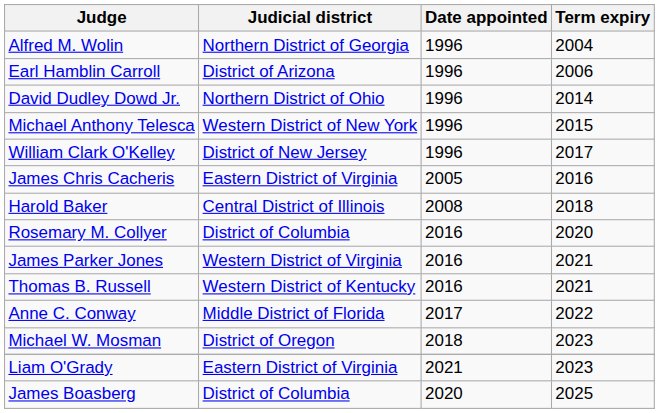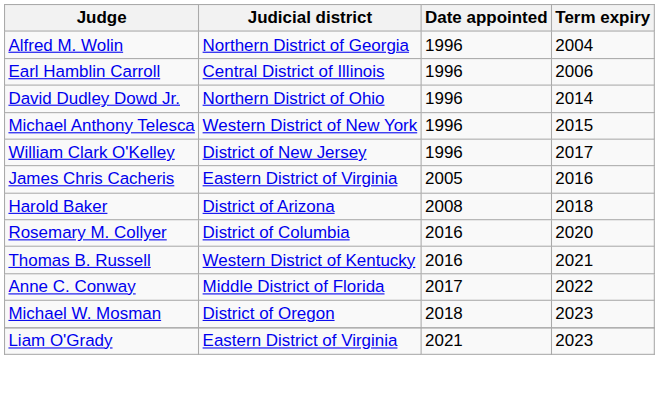(269, 71) District of Arizona -> (294, 71) Central District of Illinois
(294, 206) Central District of Illinois -> (269, 206) District of Arizona
- row: (86, 260)
- row: (72, 394)
